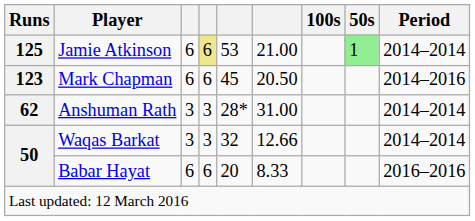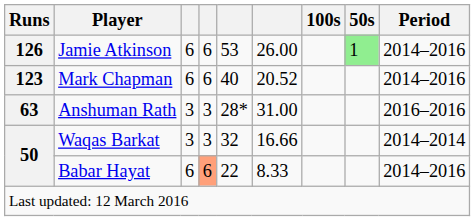(29, 50) 125 -> (29, 50) 126
(207, 50) khaki background -> (207, 50) no background
(277, 50) 21.00 -> (277, 50) 26.00
(424, 50) 2014–2014 -> (424, 50) 2014–2016
(230, 80) 45 -> (230, 80) 40
(277, 80) 20.50 -> (277, 80) 20.52
(29, 110) 62 -> (29, 110) 63
(424, 110) 2014–2014 -> (424, 110) 2016–2016
(277, 140) 12.66 -> (277, 140) 16.66
(207, 170) no background -> (207, 170) lightsalmon background
(230, 170) 20 -> (230, 170) 22
(424, 170) 2016–2016 -> (424, 170) 2014–2016
